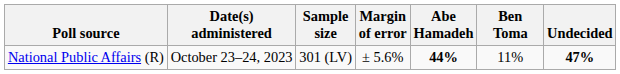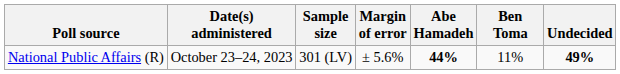(580, 57) 47% -> (580, 57) 49%
